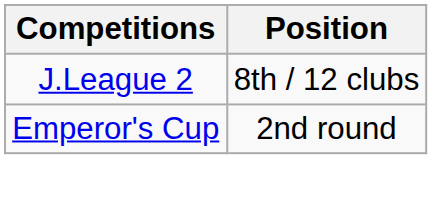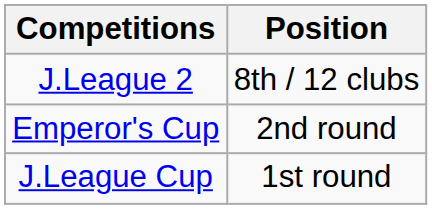+ row: (116, 177)
